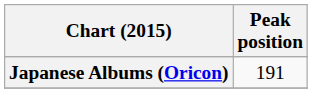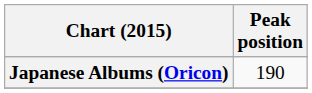(270, 72) 191 -> (270, 72) 190
